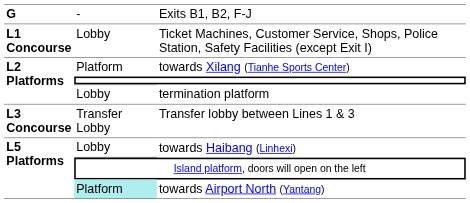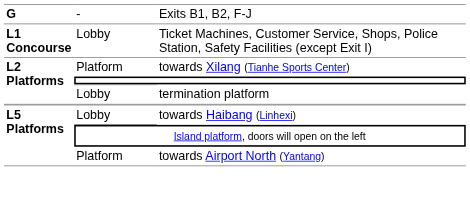- row: (257, 114)
(99, 188) paleturquoise background -> (99, 156) no background
